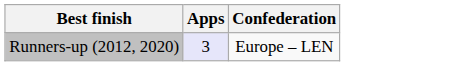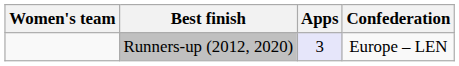+ column: (62, 18)
